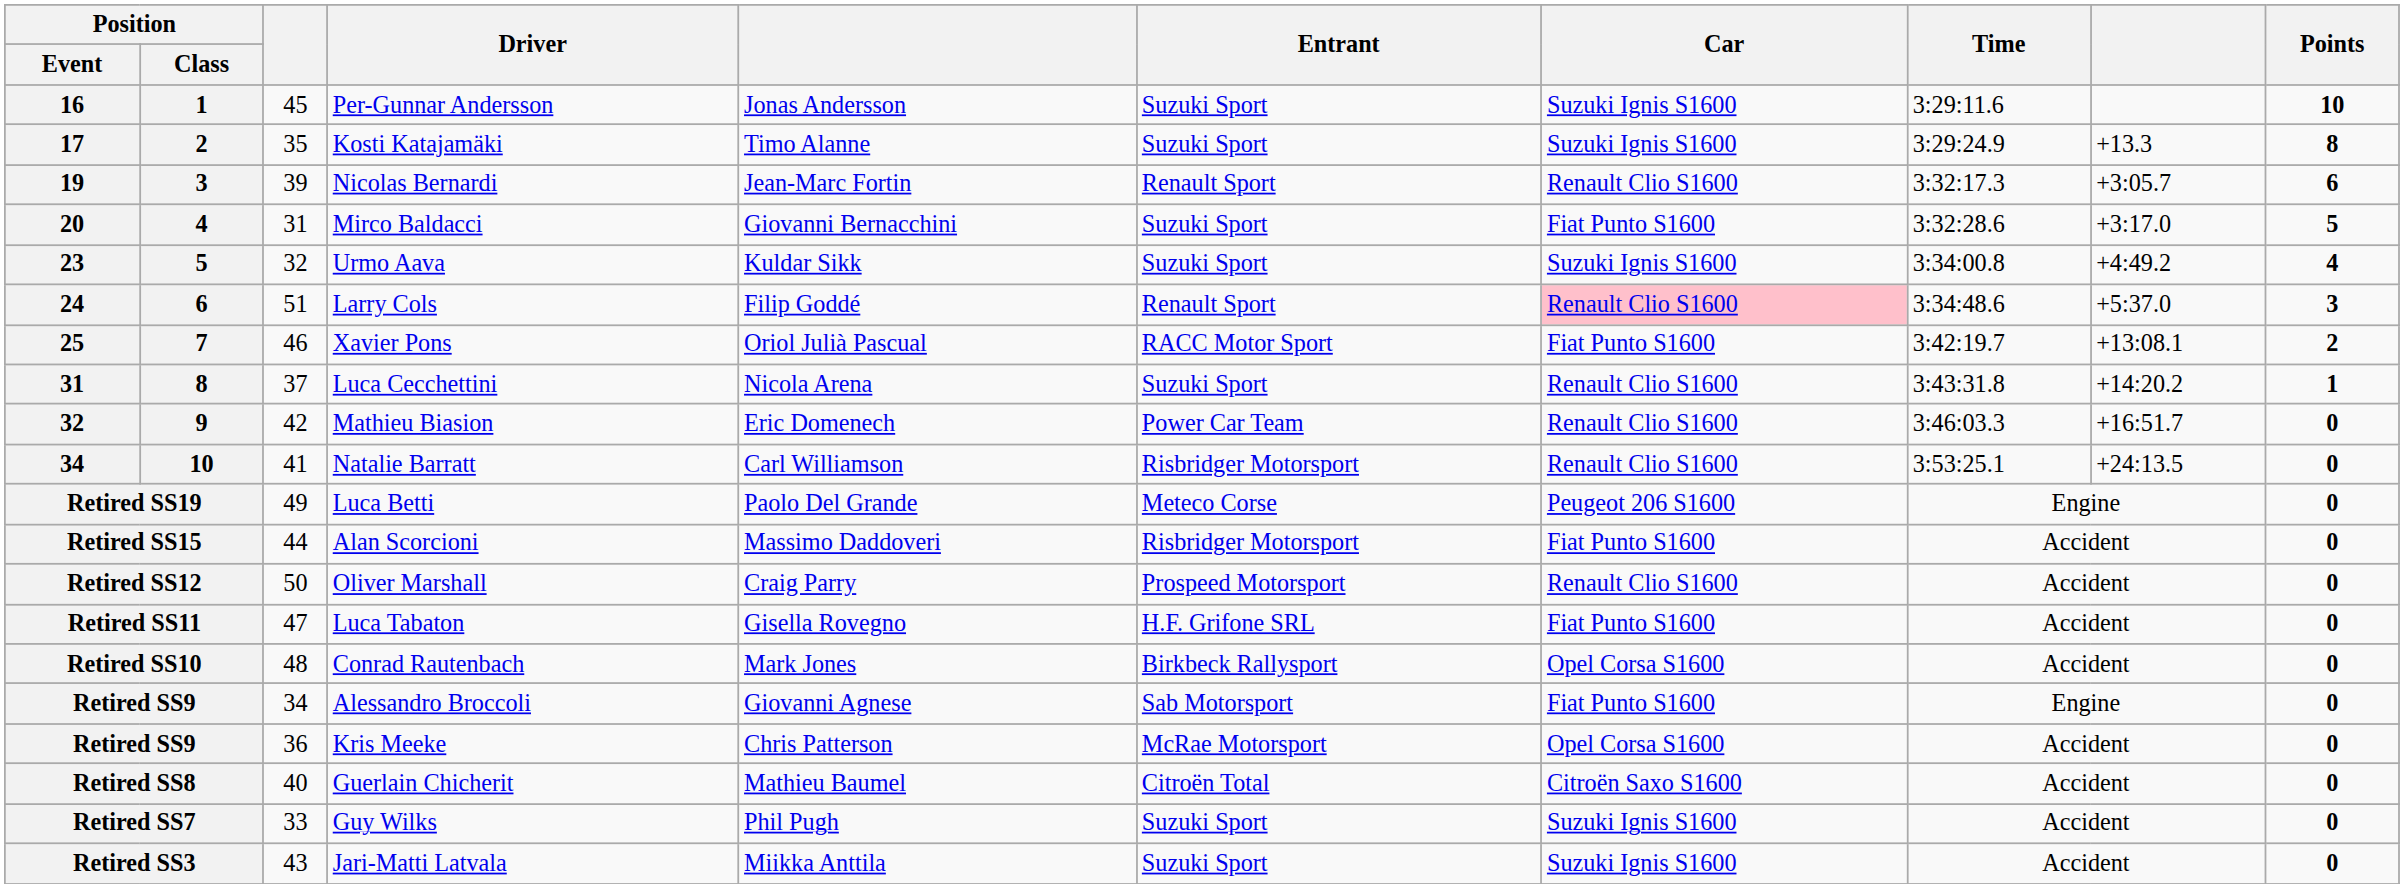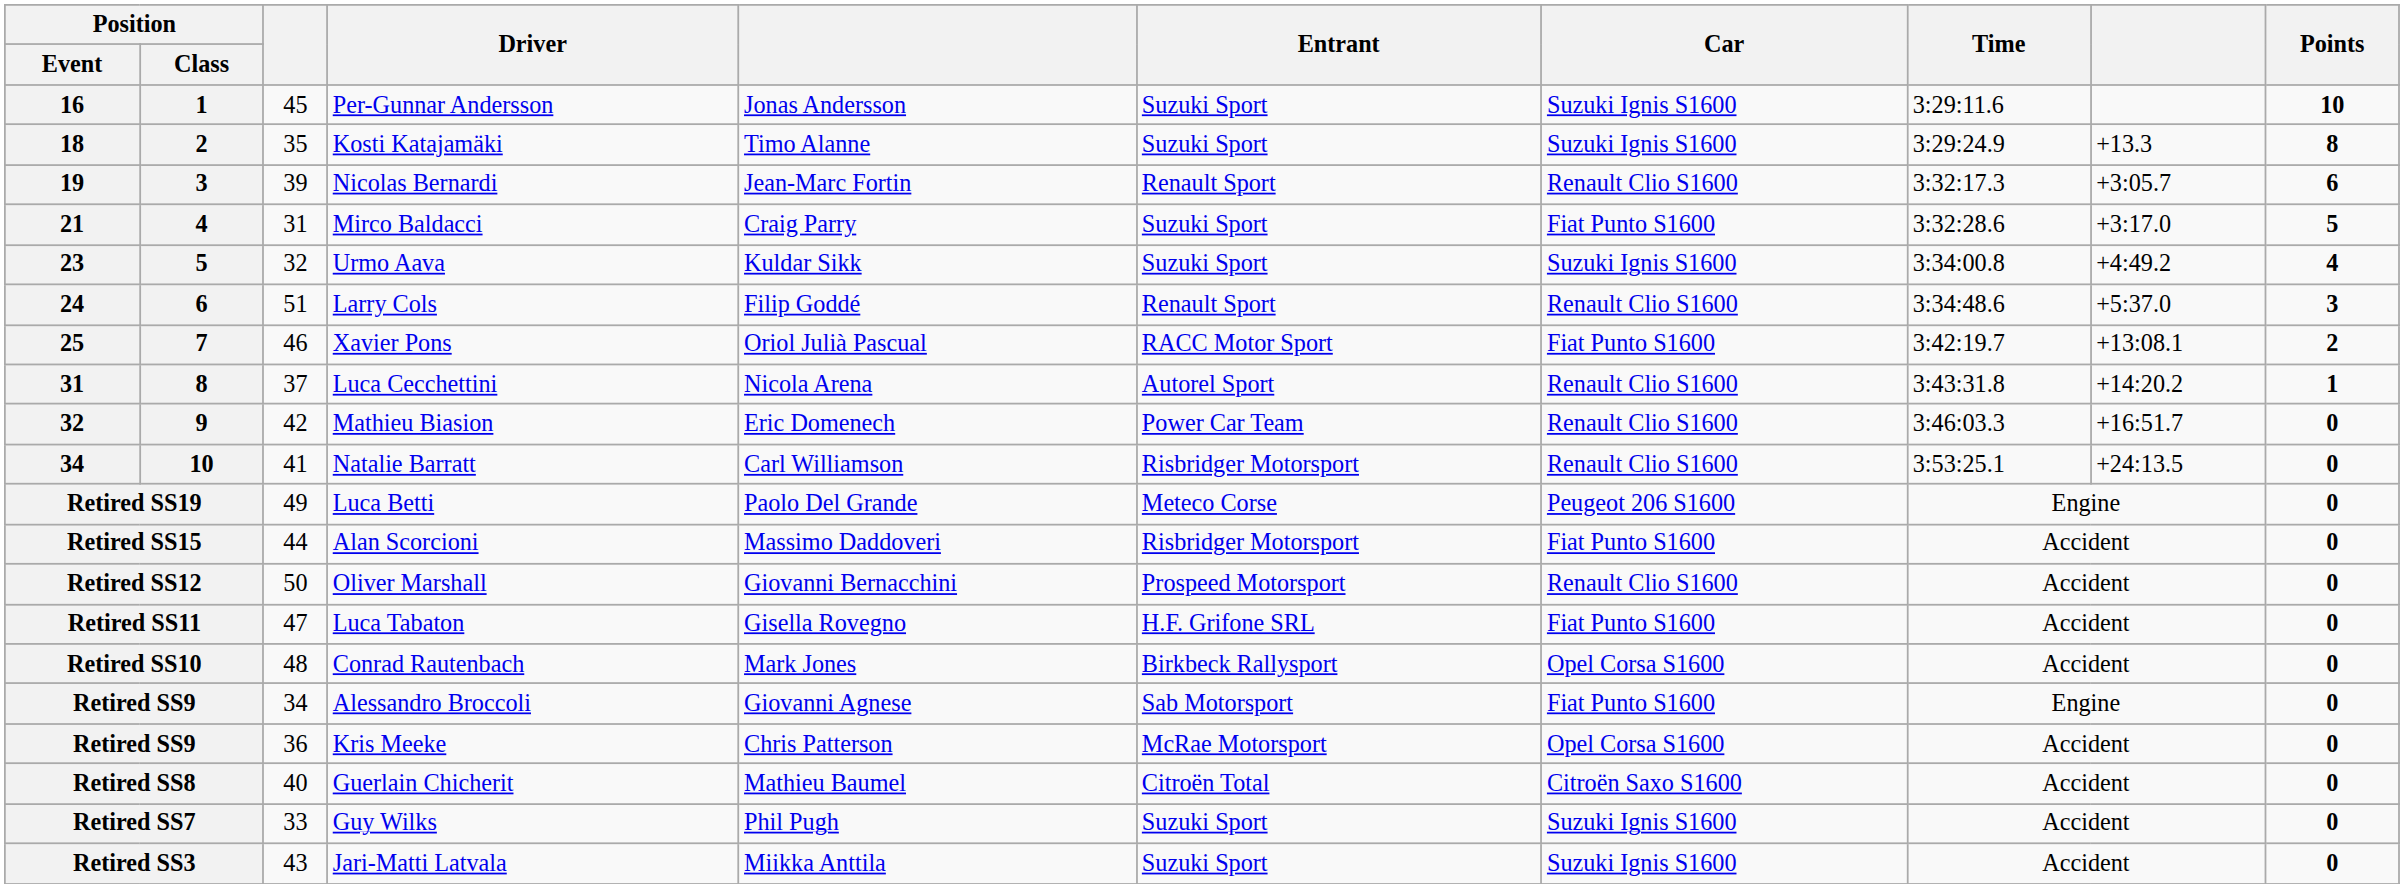(72, 143) 17 -> (72, 143) 18
(72, 223) 20 -> (72, 223) 21
(851, 223) Giovanni Bernacchini -> (800, 223) Craig Parry
(1642, 303) pink background -> (1642, 303) no background
(1205, 383) Suzuki Sport -> (1208, 383) Autorel Sport
(800, 583) Craig Parry -> (851, 583) Giovanni Bernacchini
